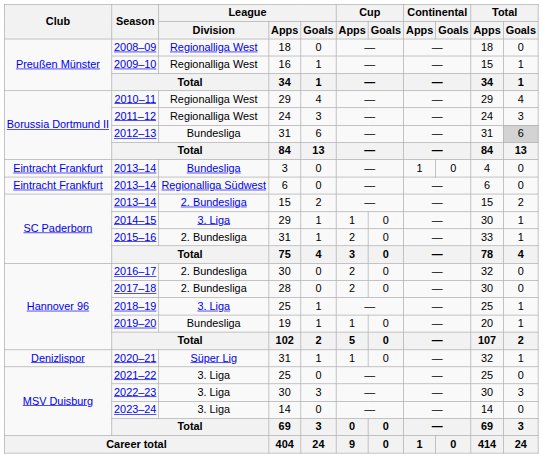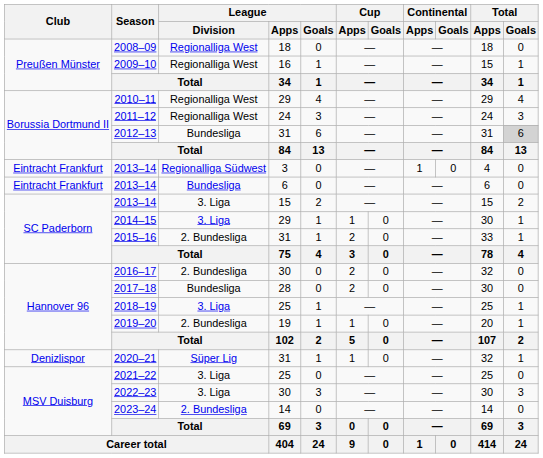(214, 168) Bundesliga -> (214, 168) Regionalliga Südwest
(214, 185) Regionalliga Südwest -> (214, 185) Bundesliga
(214, 202) 2. Bundesliga -> (214, 202) 3. Liga
(214, 289) 2. Bundesliga -> (214, 289) Bundesliga
(214, 323) Bundesliga -> (214, 323) 2. Bundesliga
(214, 409) 3. Liga -> (214, 409) 2. Bundesliga
